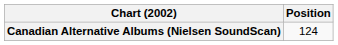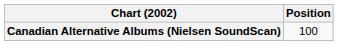(308, 31) 124 -> (308, 31) 100
